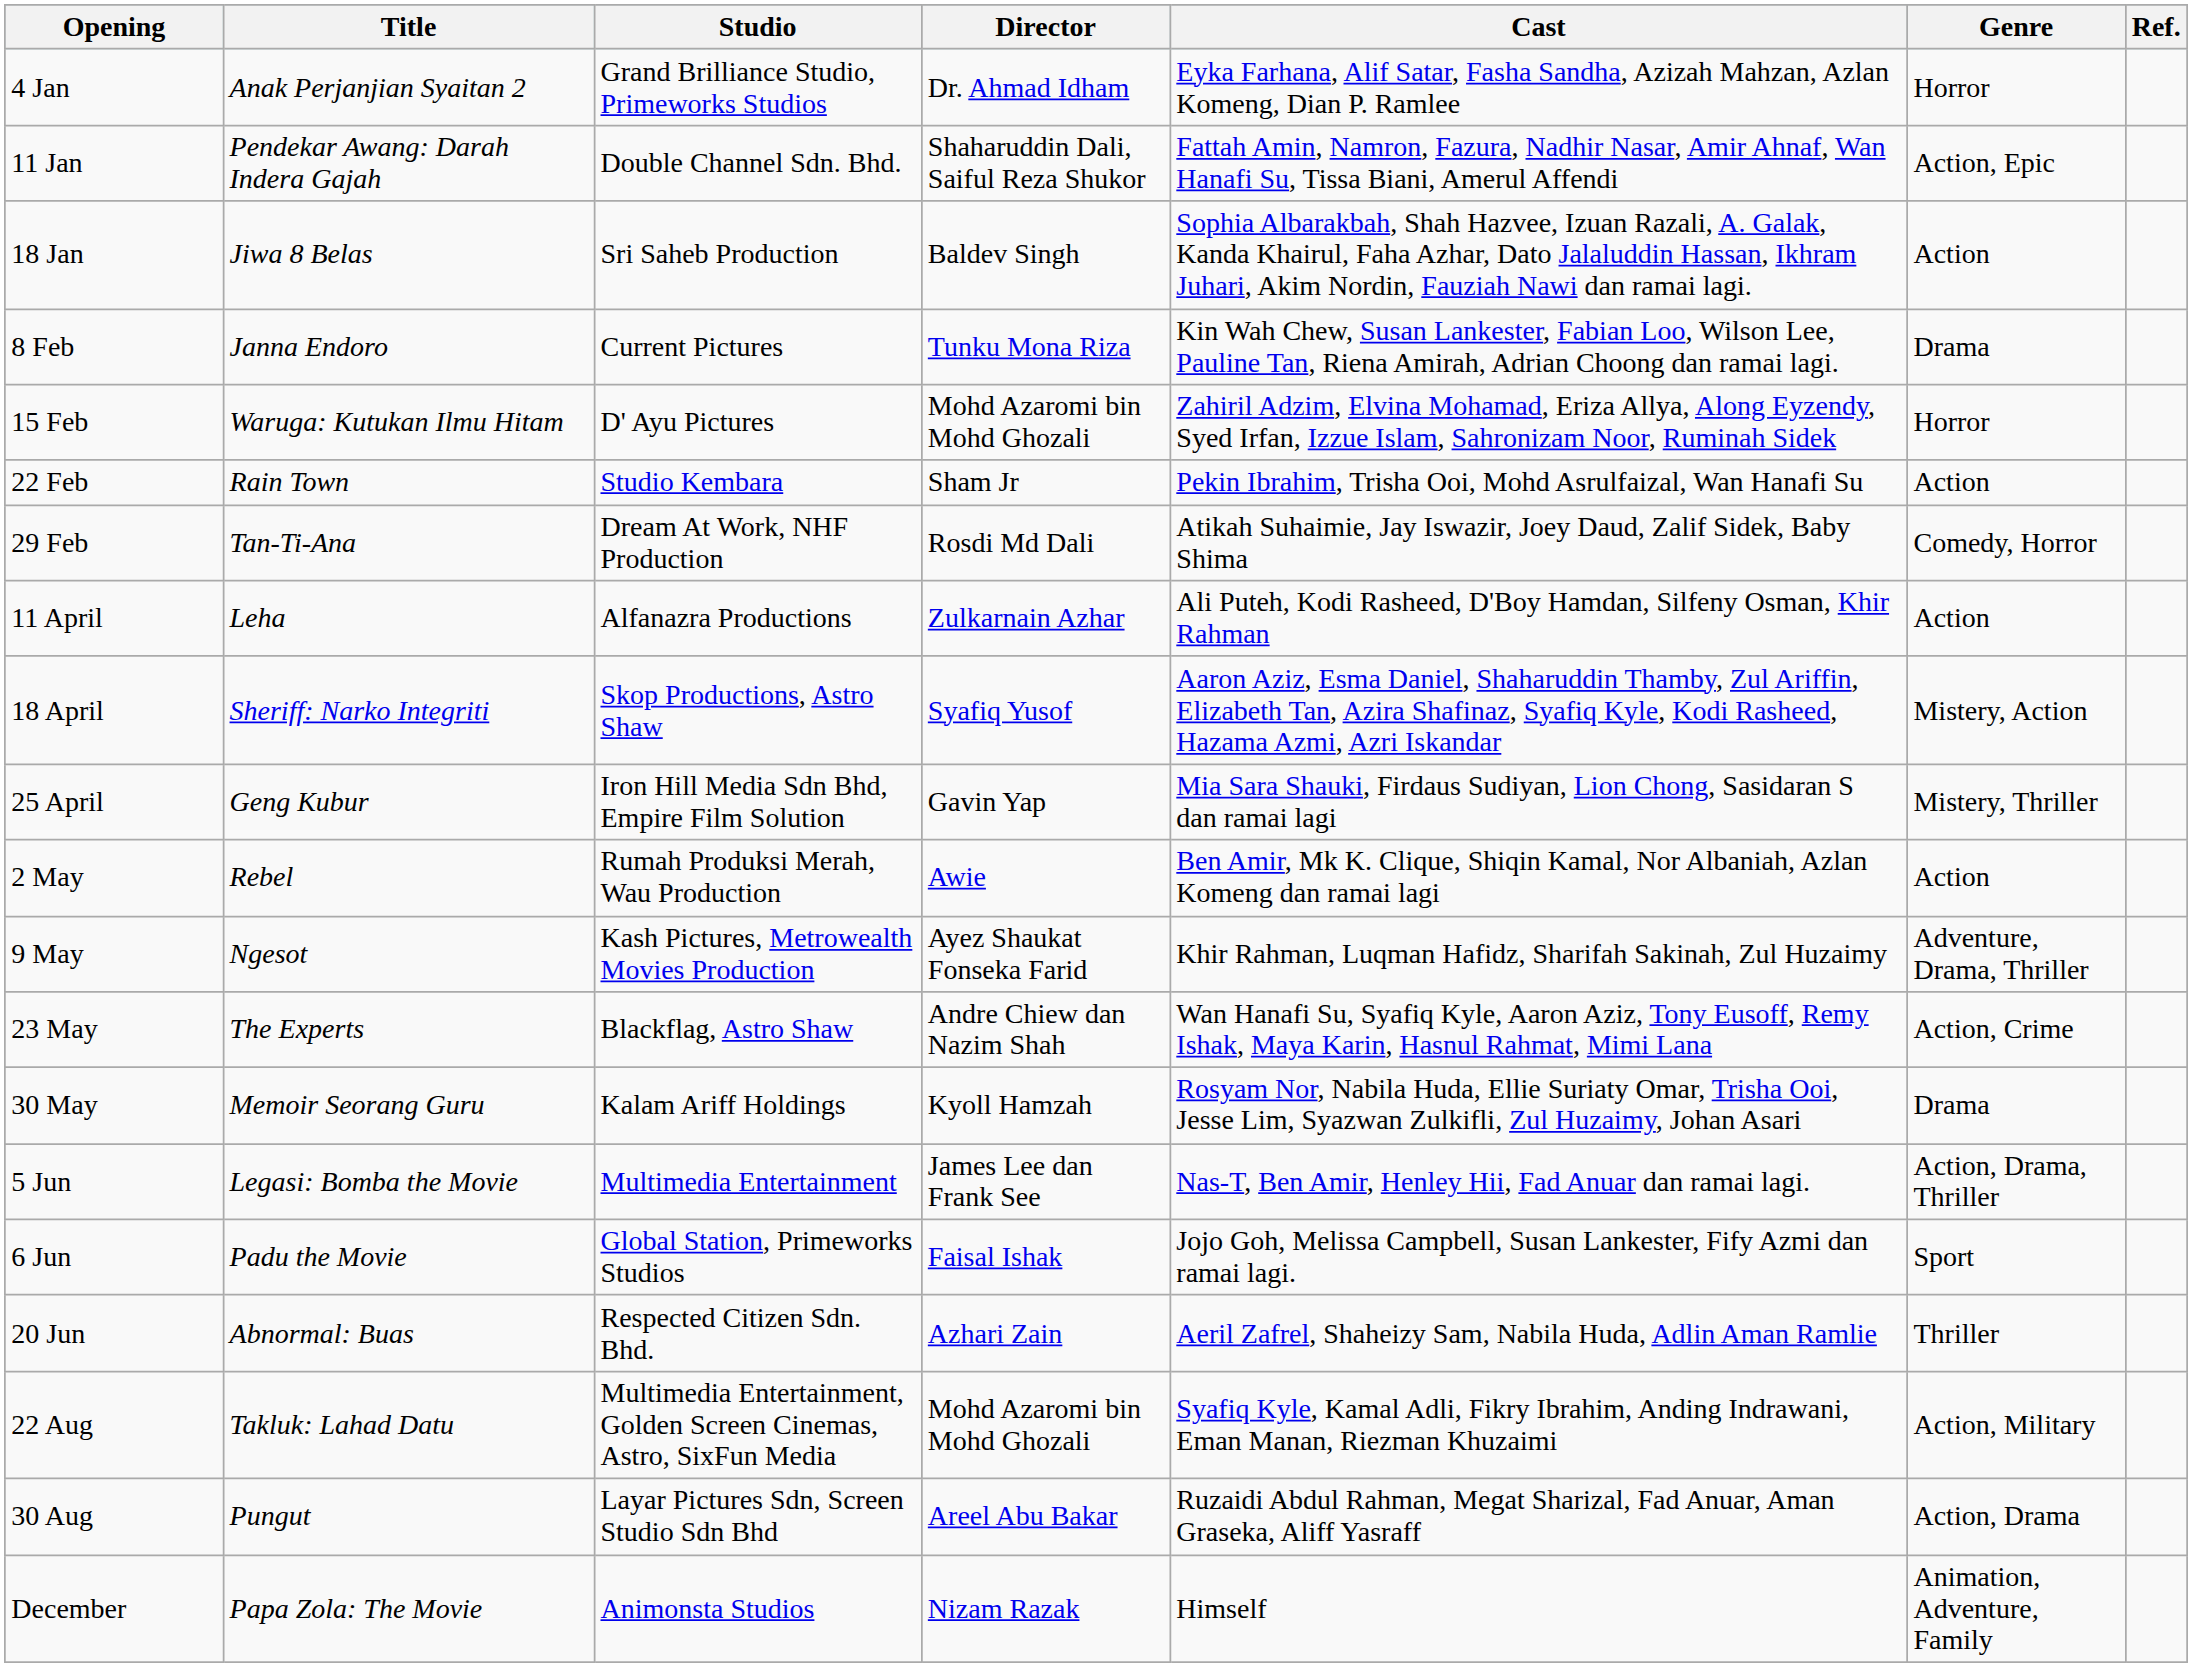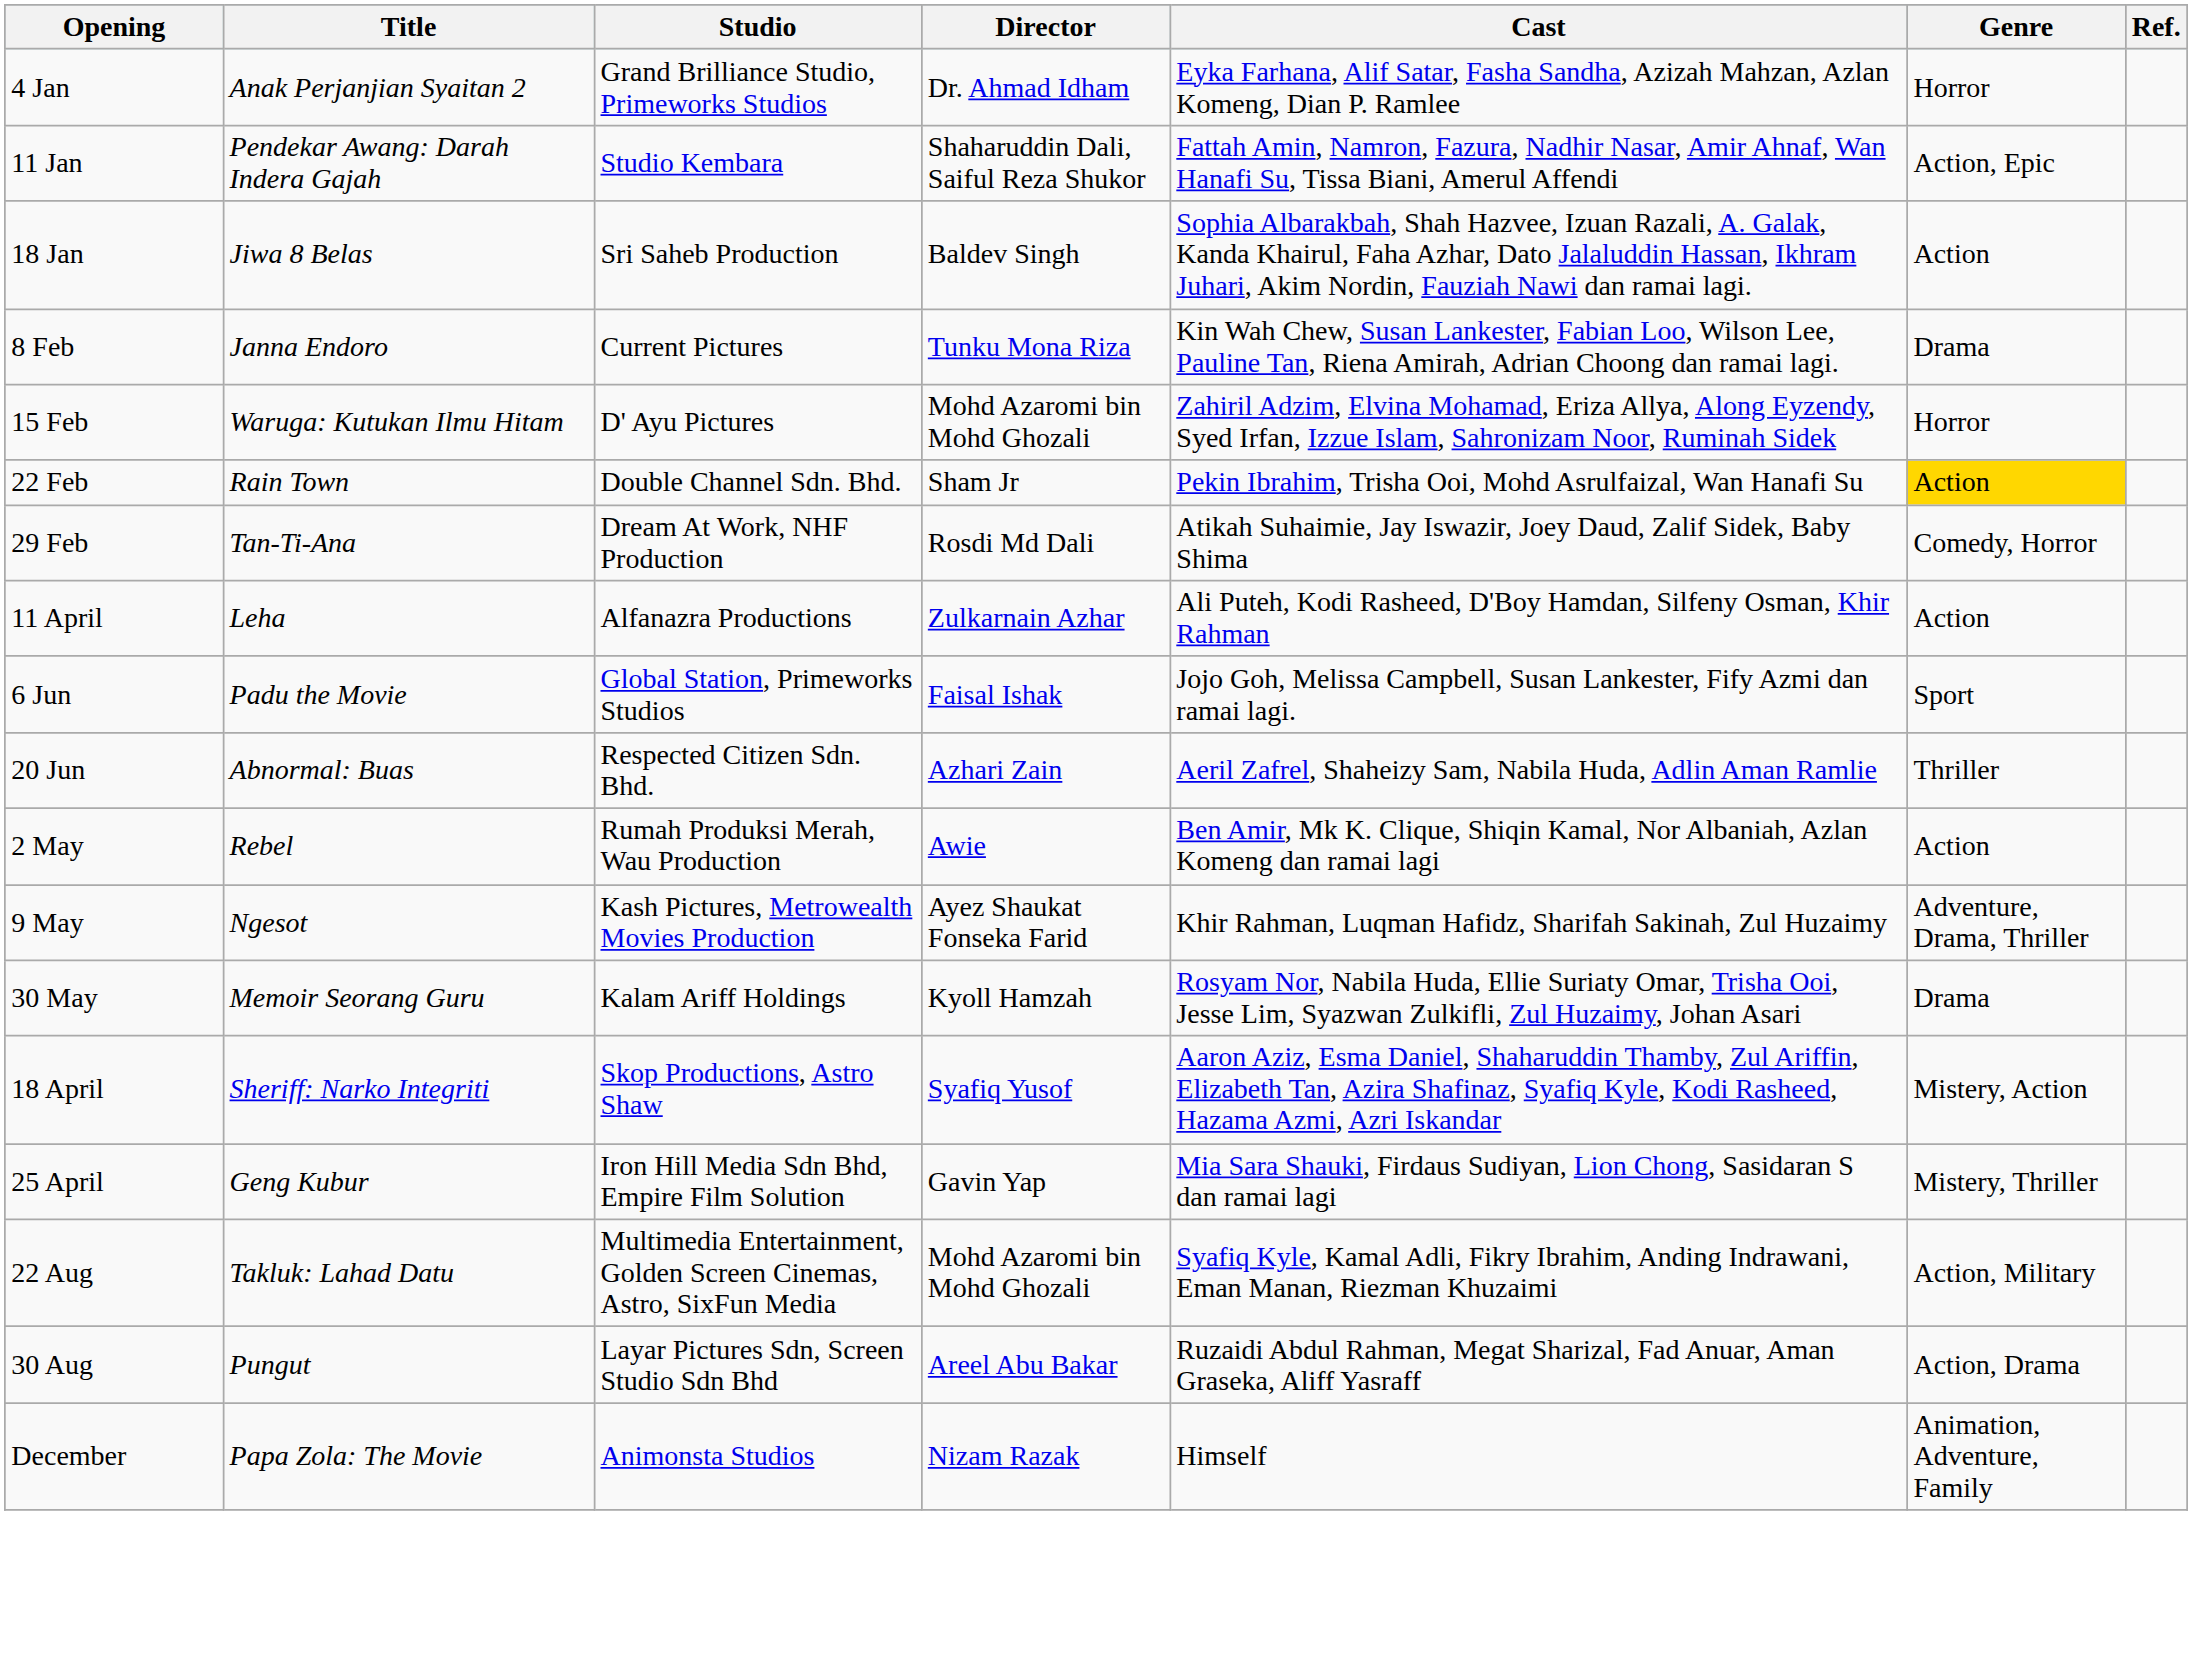(751, 162) Double Channel Sdn. Bhd. -> (692, 162) Studio Kembara
(692, 482) Studio Kembara -> (751, 482) Double Channel Sdn. Bhd.
(1952, 482) no background -> (1952, 482) gold background
rows swapped: (58, 709) <-> (41, 1256)
rows swapped: (58, 801) <-> (48, 1332)
- row: (54, 1029)
- row: (41, 1181)
